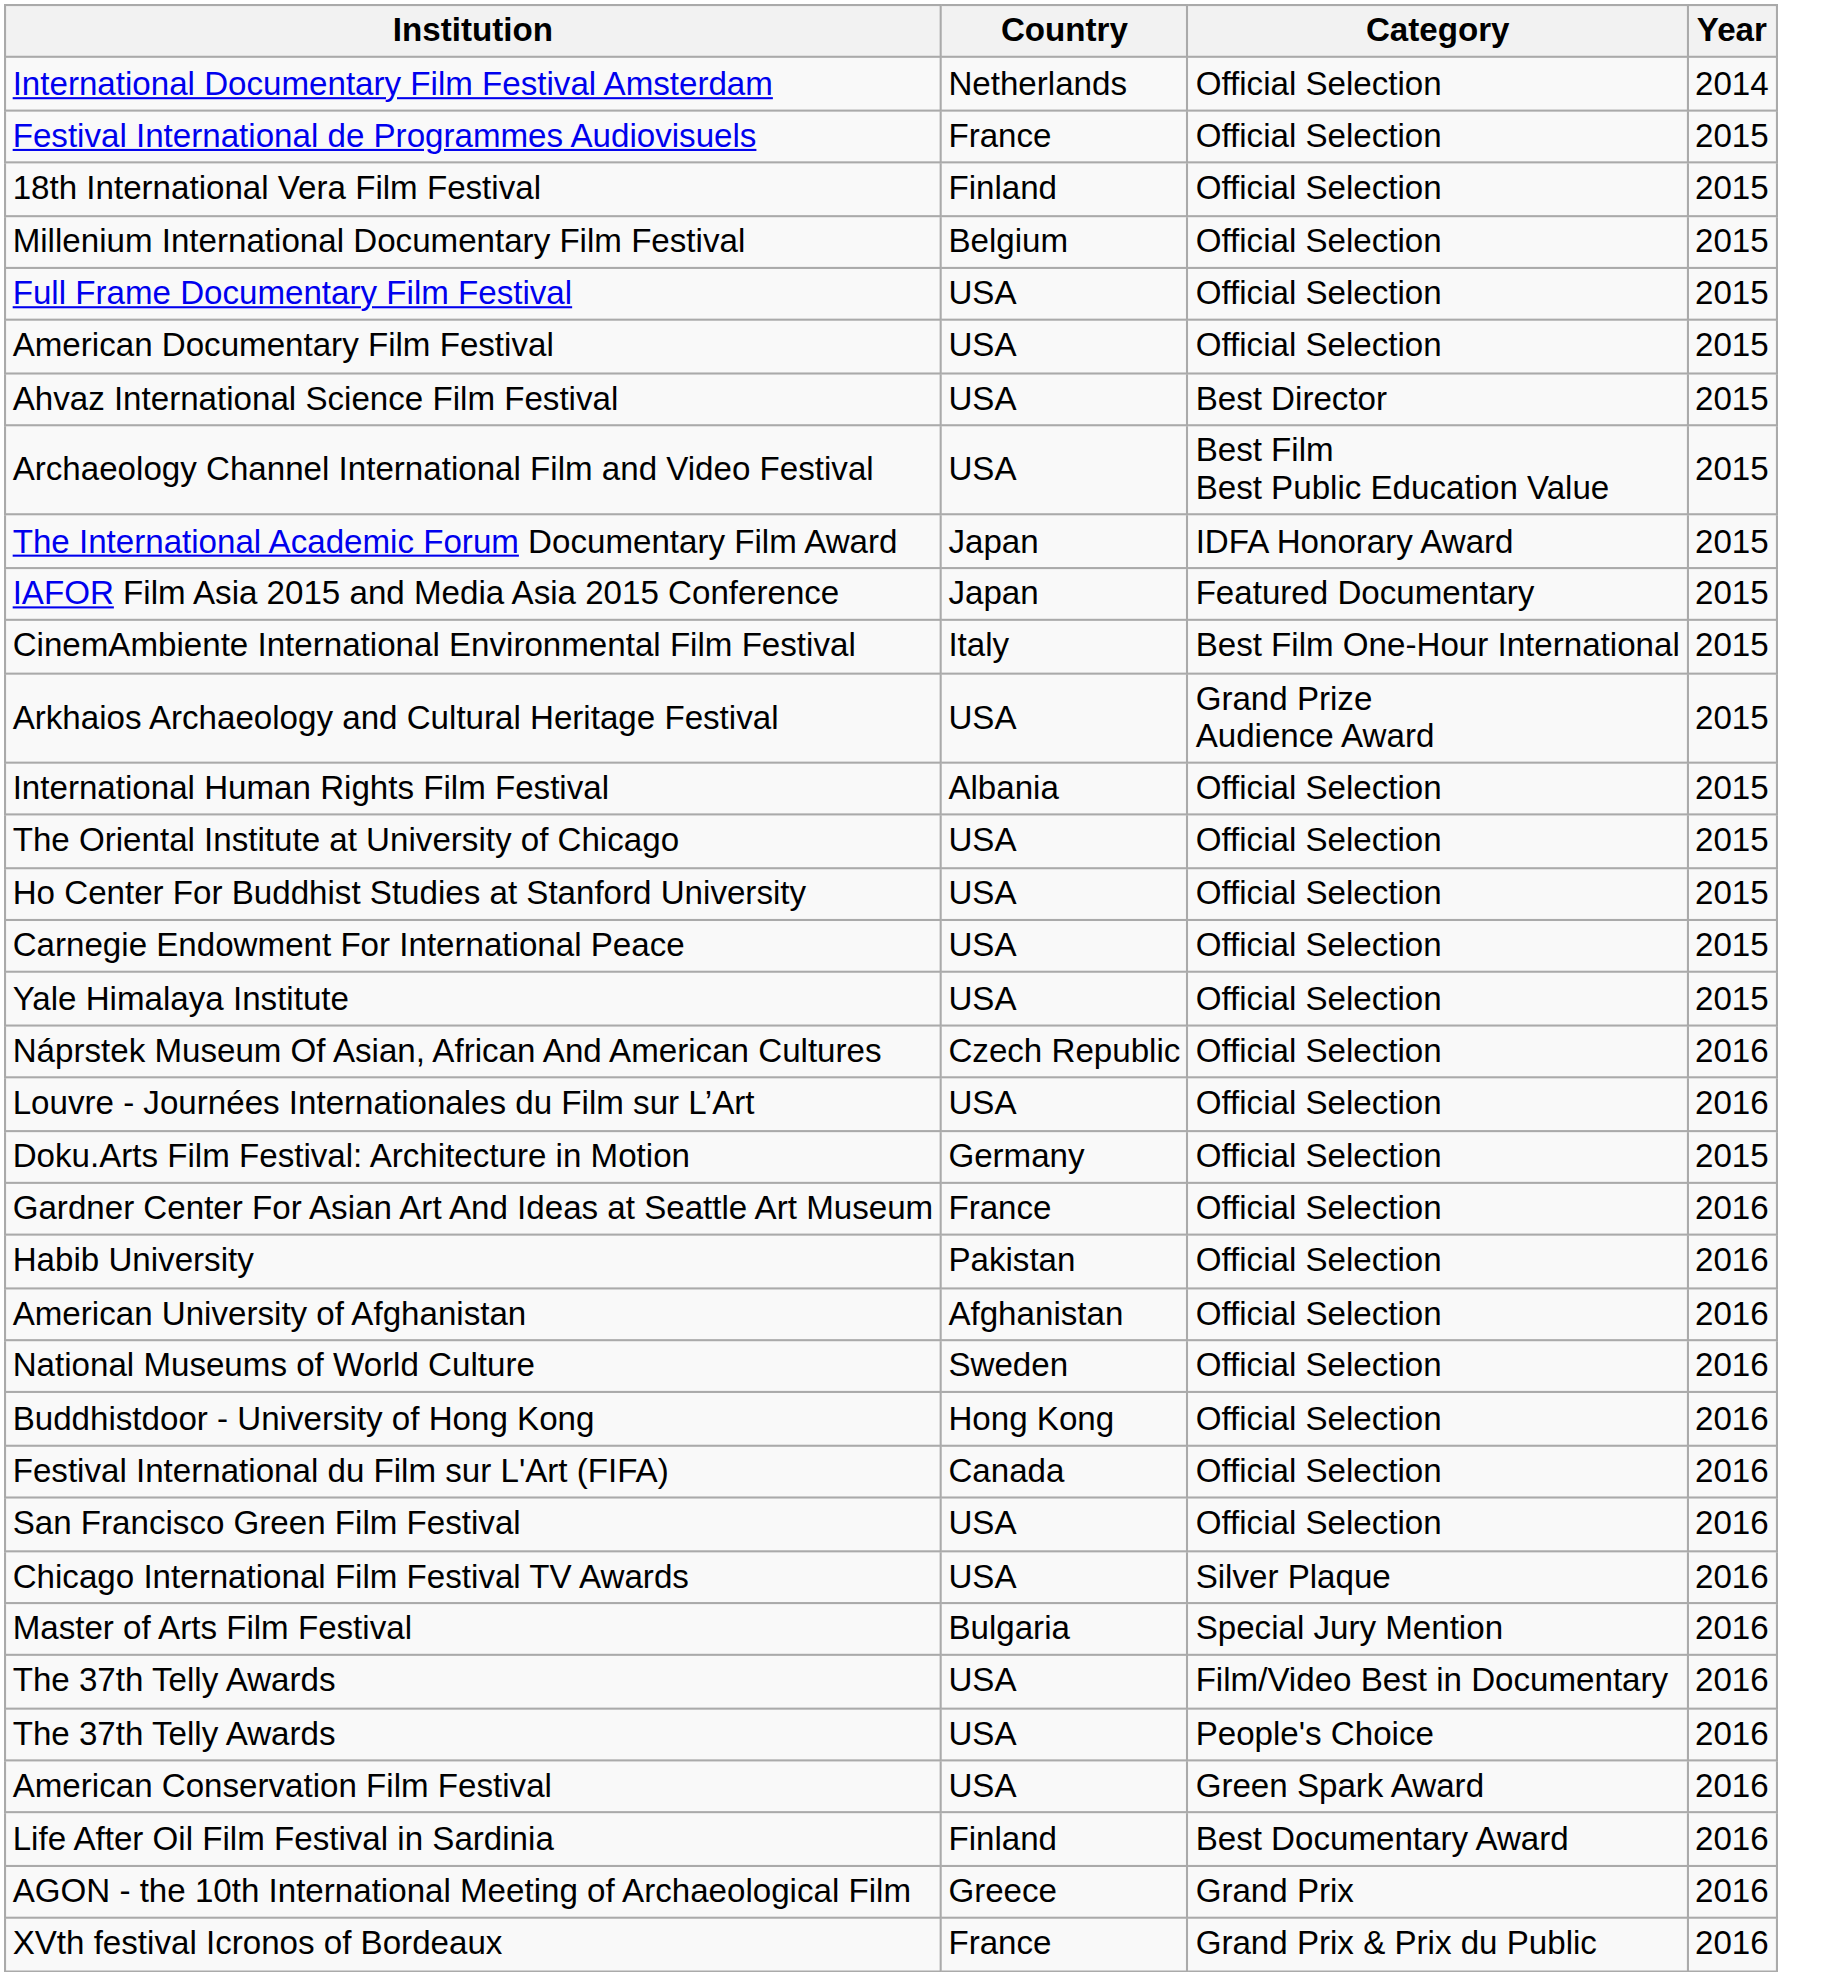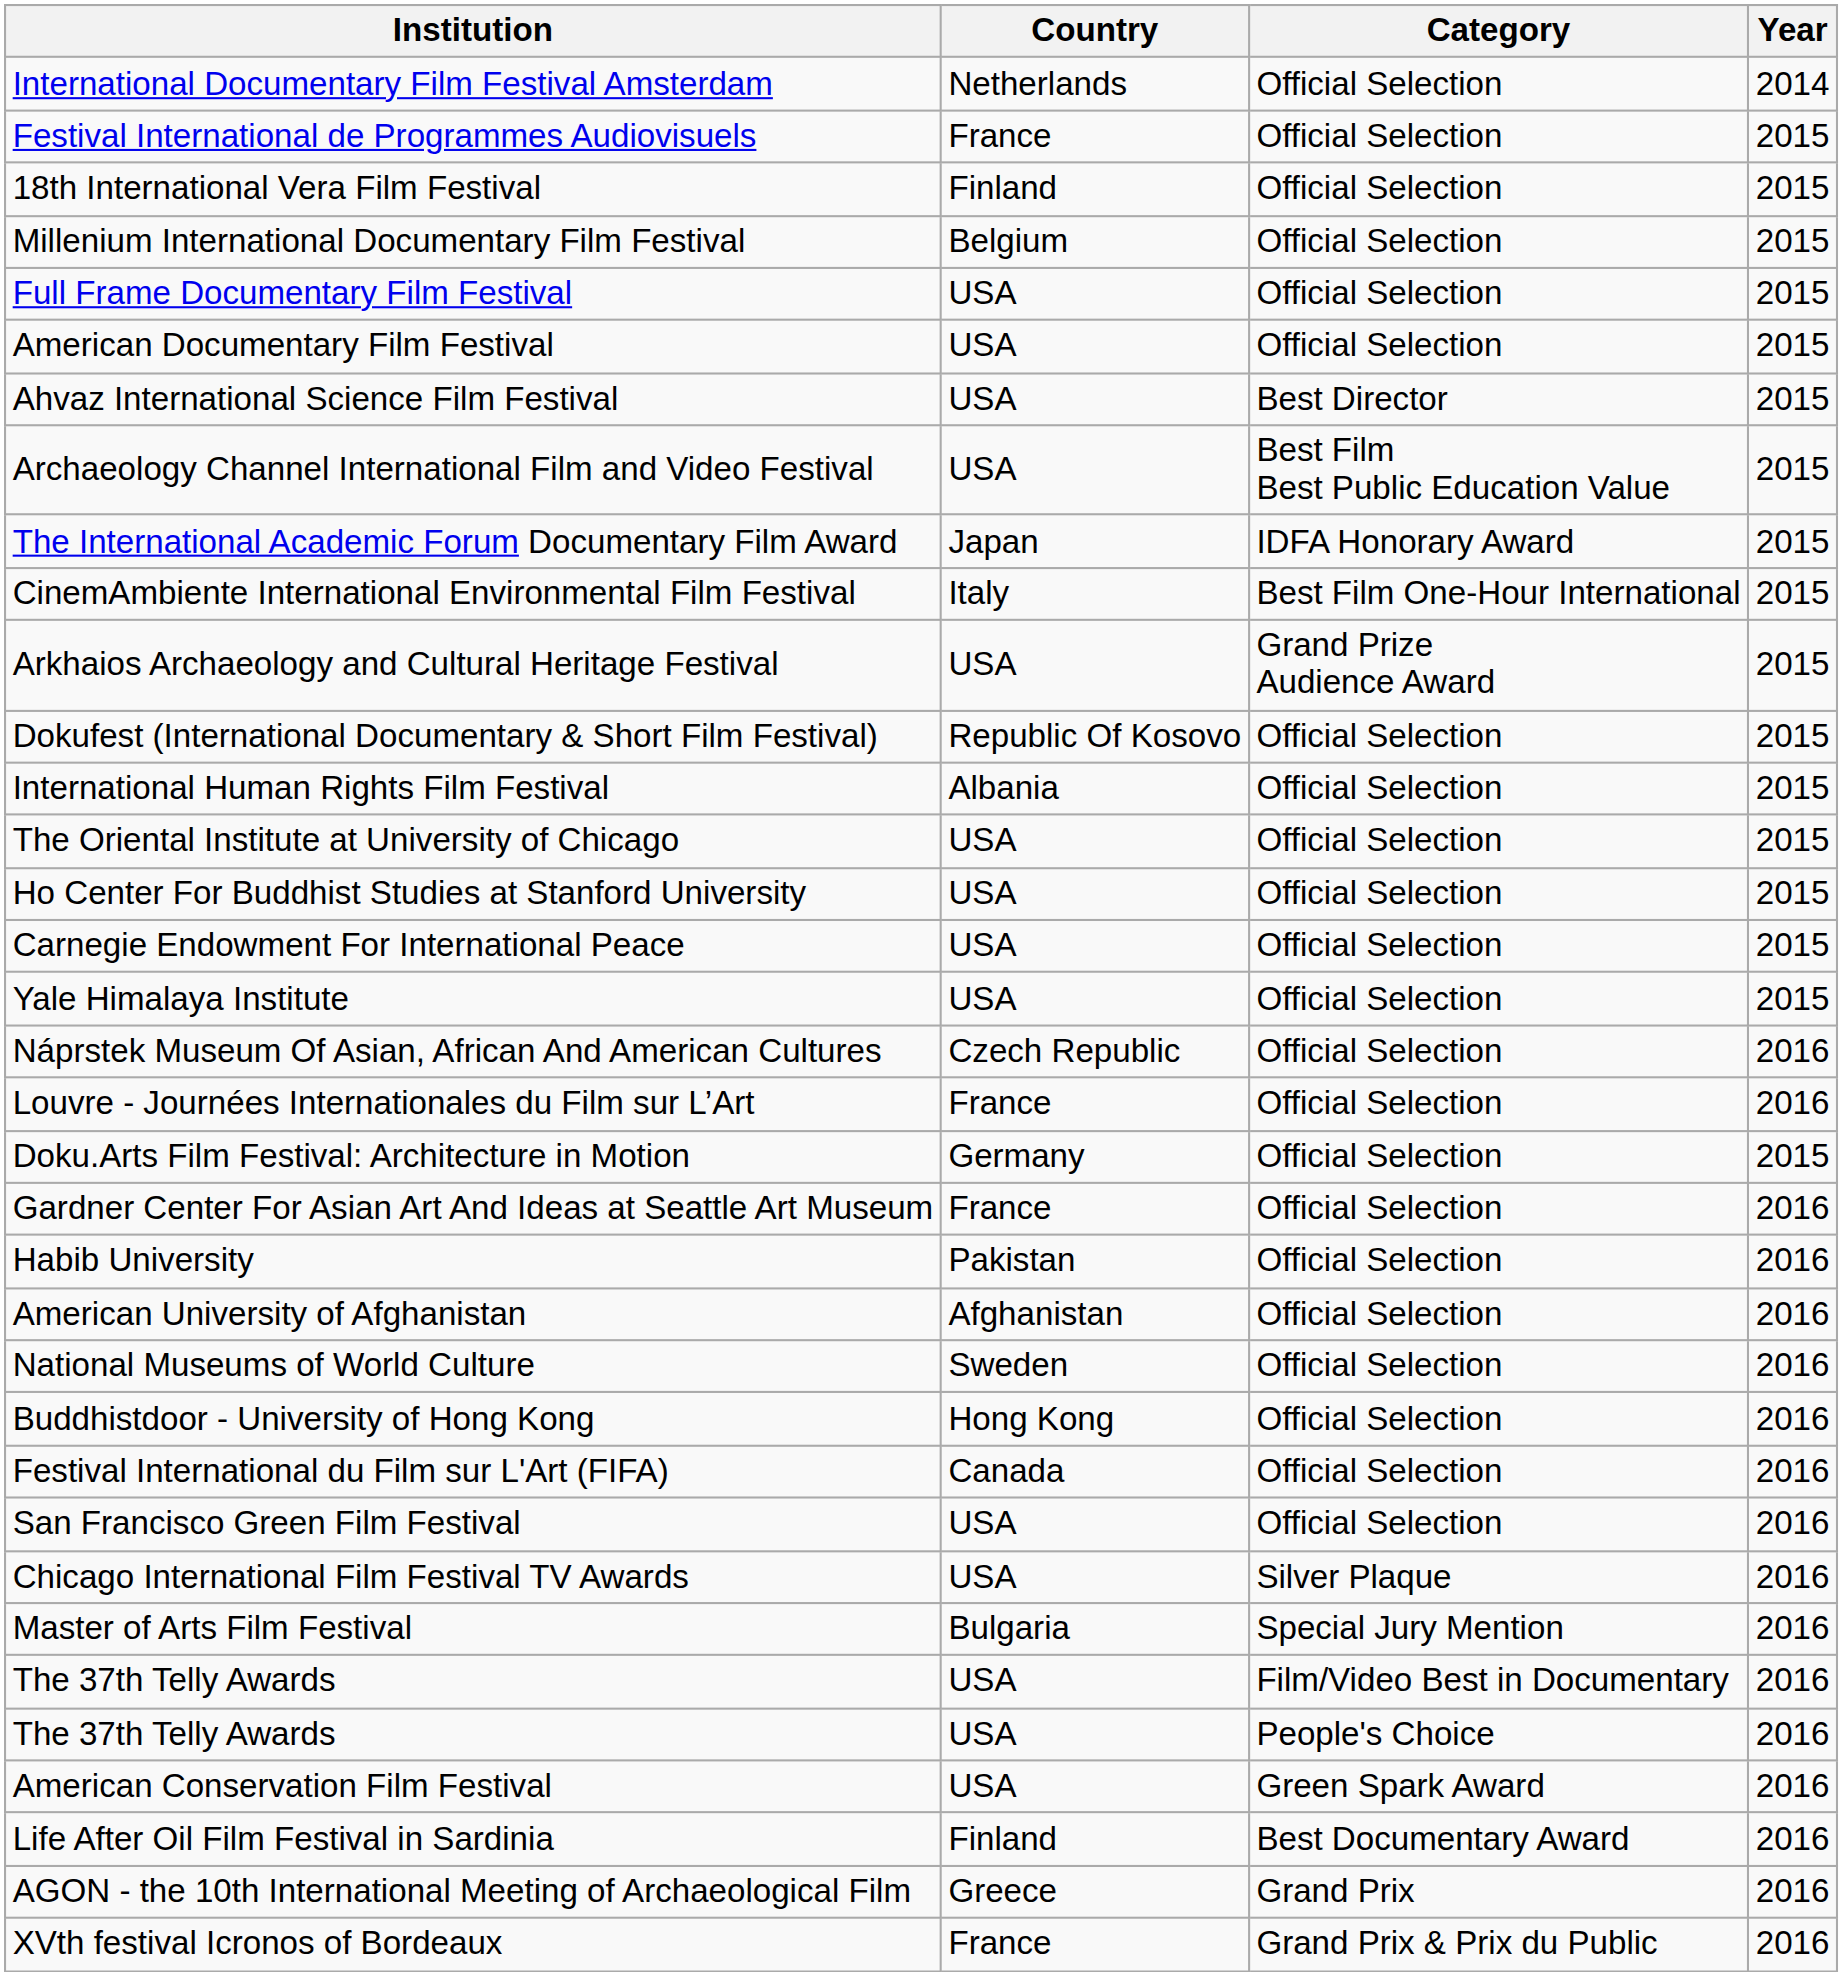- row: (426, 593)
+ row: (445, 735)
(982, 1103) USA -> (1000, 1103) France
